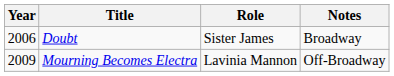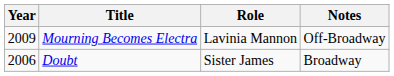rows swapped: (60, 37) <-> (120, 60)
